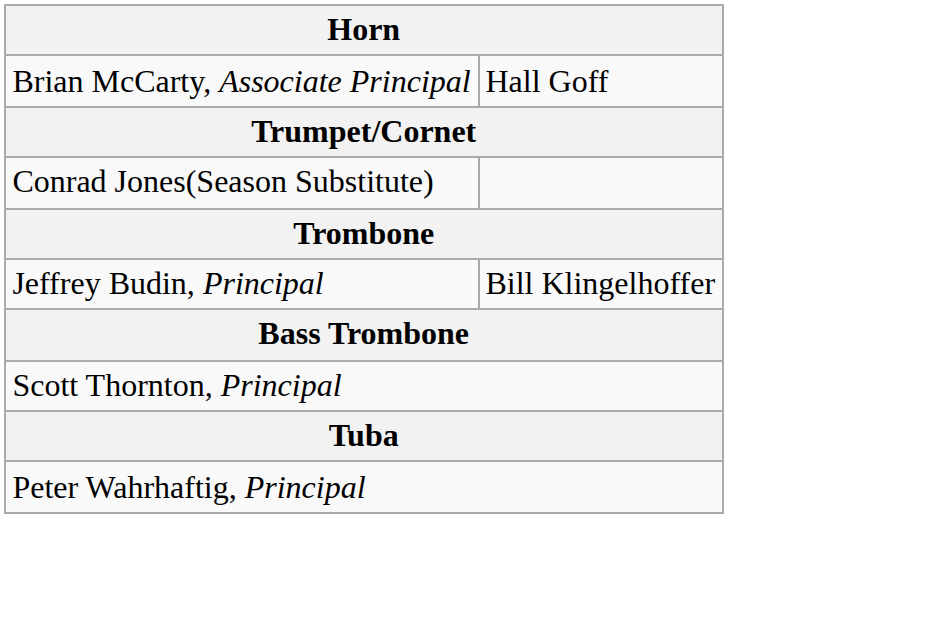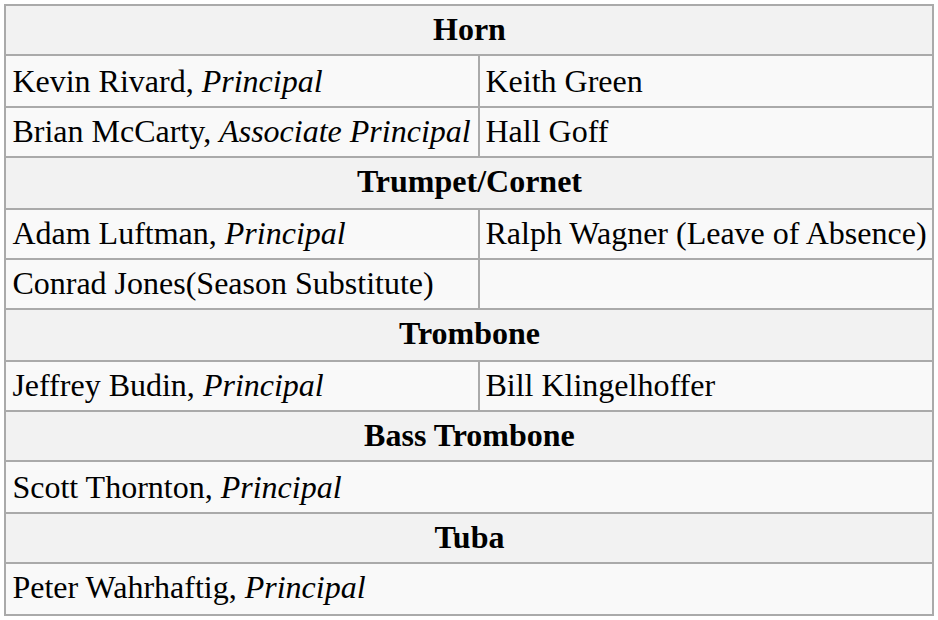+ row: (167, 80)
+ row: (179, 232)
